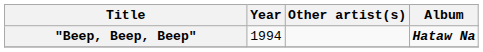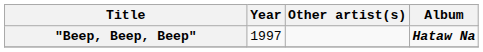(266, 37) 1994 -> (266, 37) 1997
